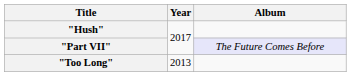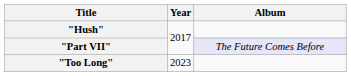(181, 63) 2013 -> (181, 63) 2023
